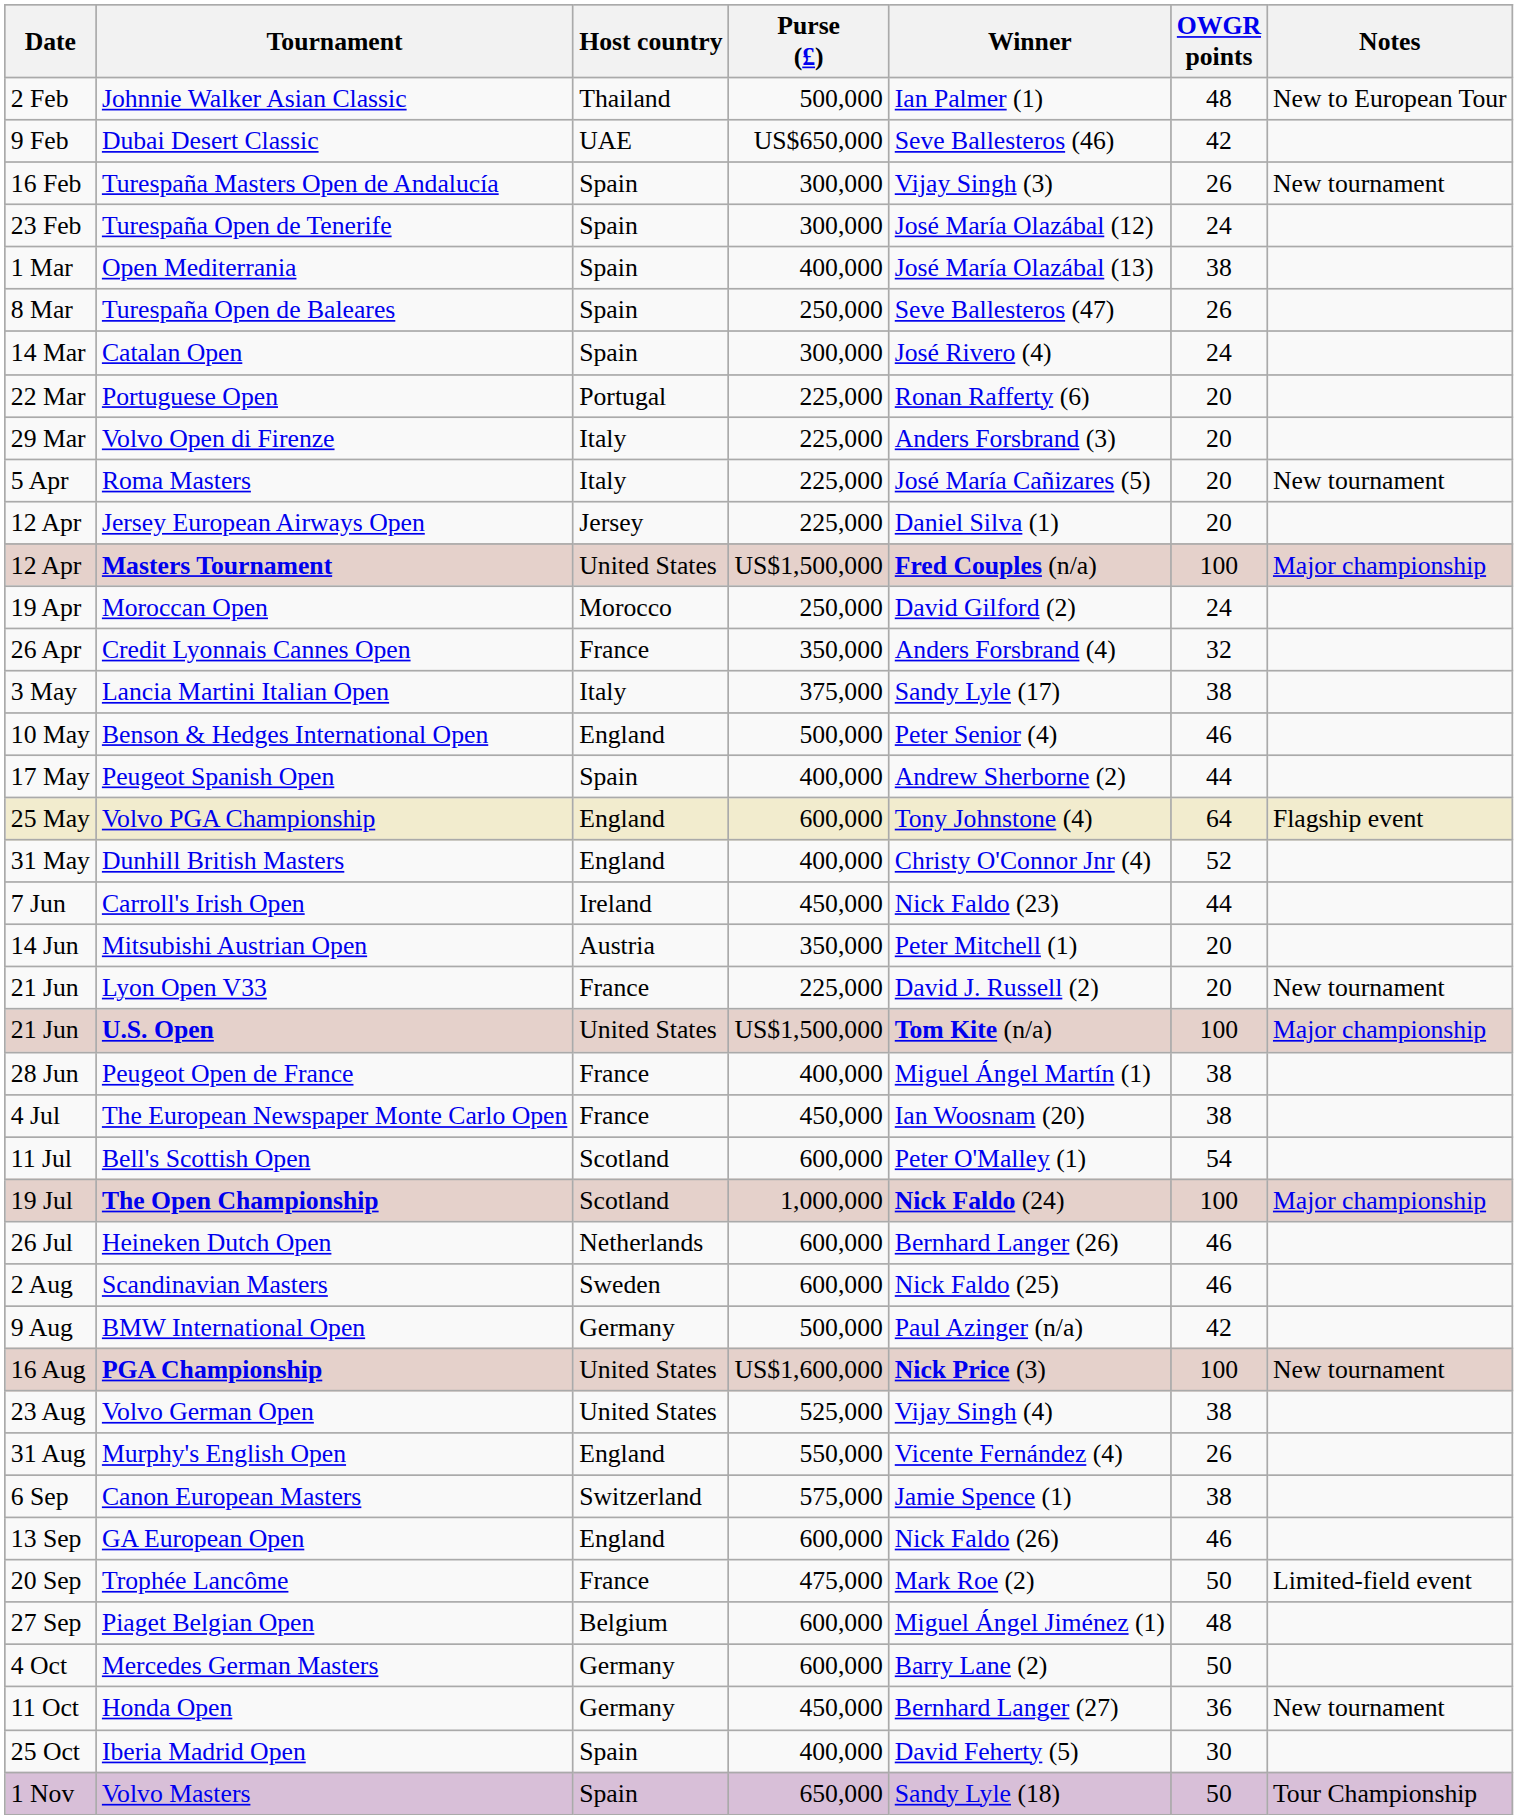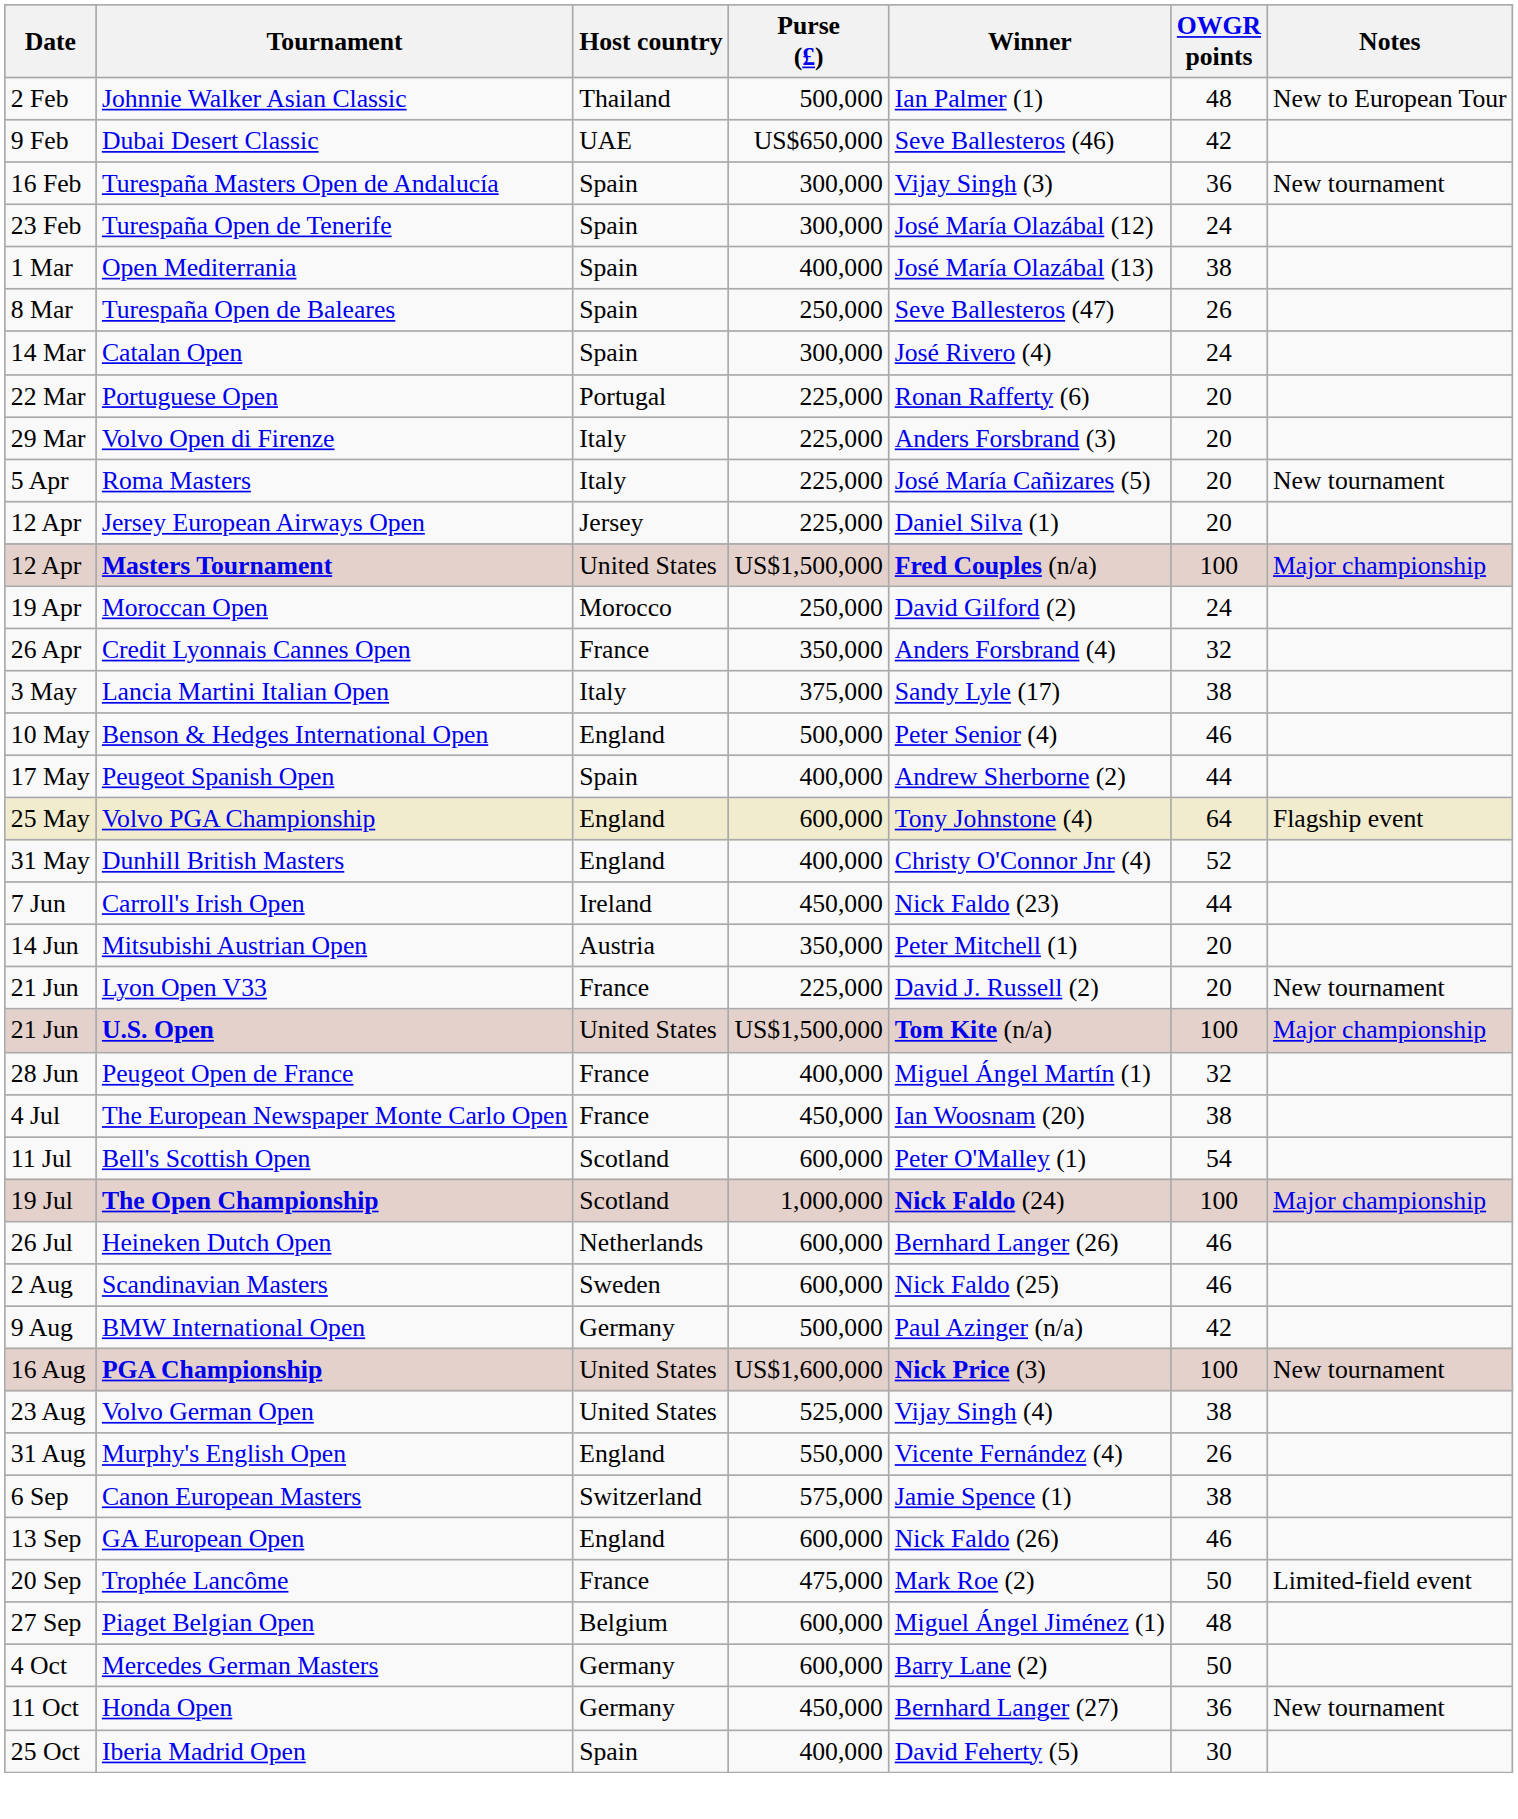(1219, 183) 26 -> (1219, 183) 36
(1219, 1072) 38 -> (1219, 1072) 32
- row: (176, 1792)
